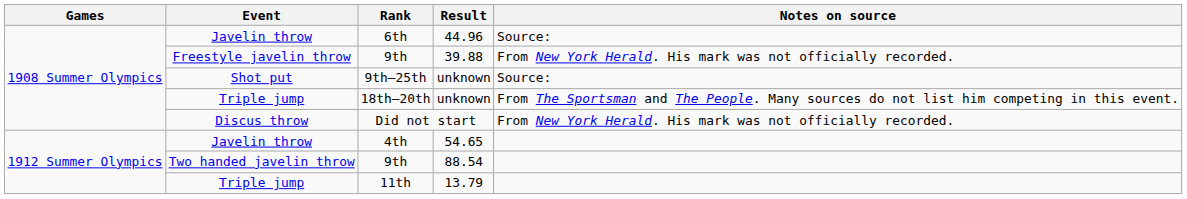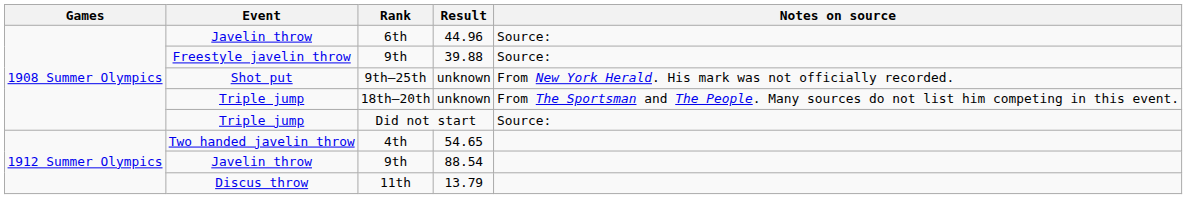(726, 57) From New York Herald. His mark was not officially recorded. -> (524, 57) Source:
(524, 78) Source: -> (726, 78) From New York Herald. His mark was not officially recorded.
(262, 120) Discus throw -> (262, 120) Triple jump
(726, 120) From New York Herald. His mark was not officially recorded. -> (524, 120) Source:
(262, 141) Javelin throw -> (262, 141) Two handed javelin throw
(262, 162) Two handed javelin throw -> (262, 162) Javelin throw
(262, 183) Triple jump -> (262, 183) Discus throw
